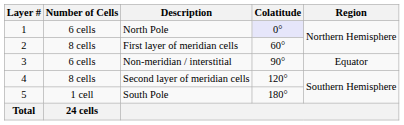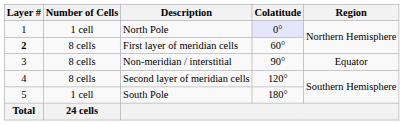(82, 29) 6 cells -> (82, 29) 1 cell
(24, 45) normal -> (24, 45) bold
(82, 62) 6 cells -> (82, 62) 8 cells
